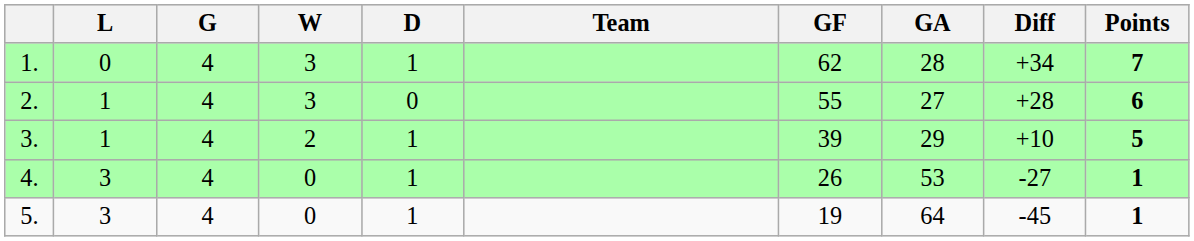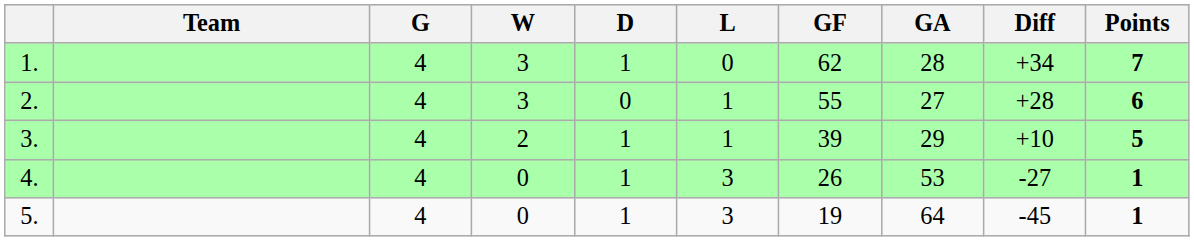columns swapped: (621, 23) <-> (105, 23)
